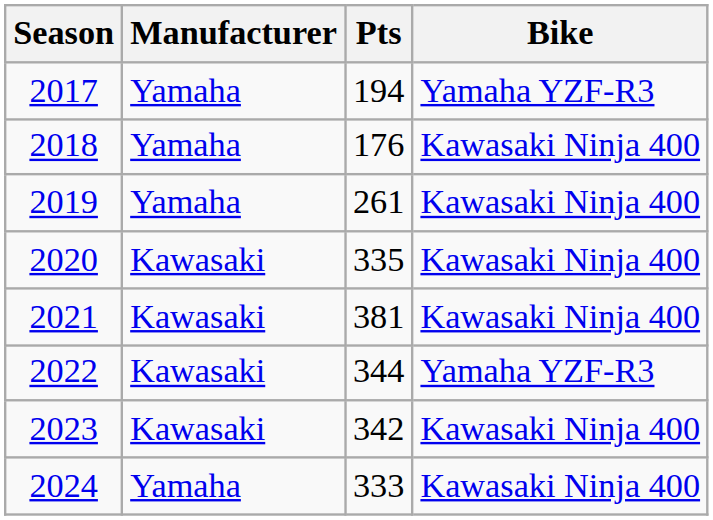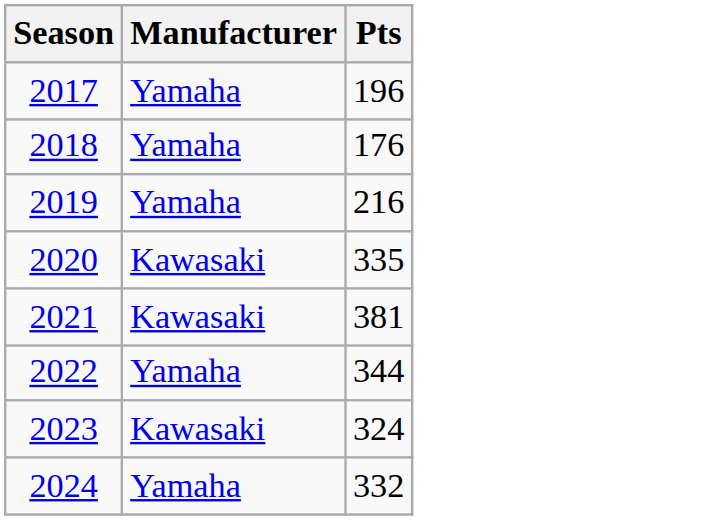- column: (560, 33)
(379, 89) 194 -> (379, 89) 196
(379, 202) 261 -> (379, 202) 216
(198, 372) Kawasaki -> (186, 372) Yamaha
(379, 428) 342 -> (379, 428) 324
(379, 485) 333 -> (379, 485) 332
